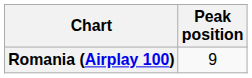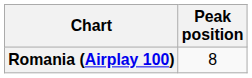(213, 60) 9 -> (213, 60) 8
